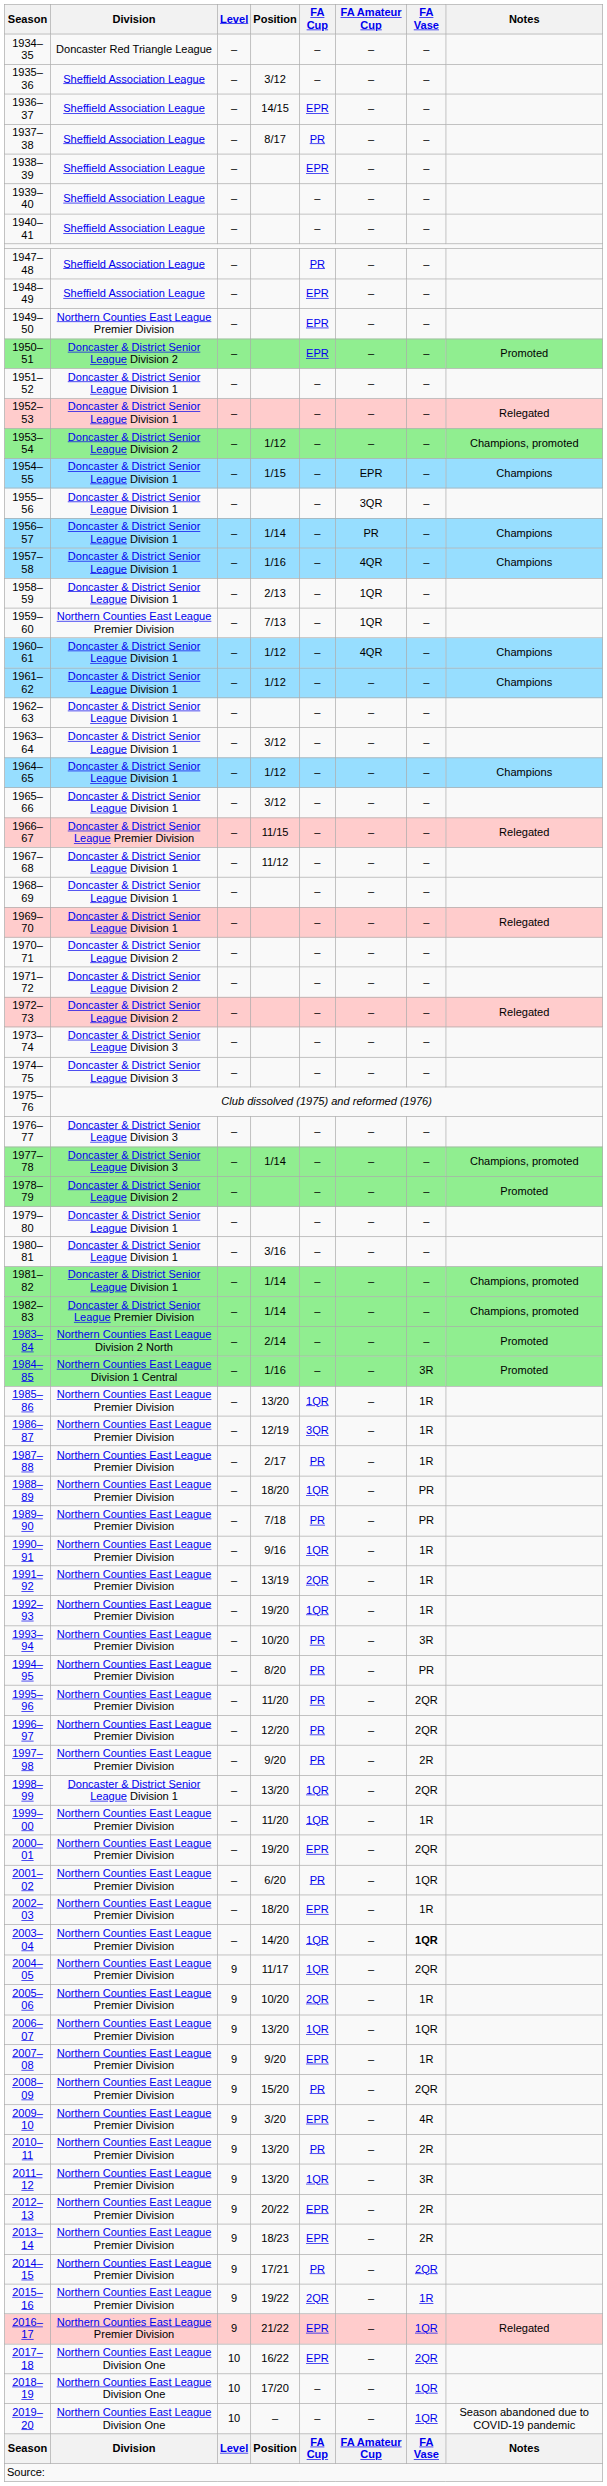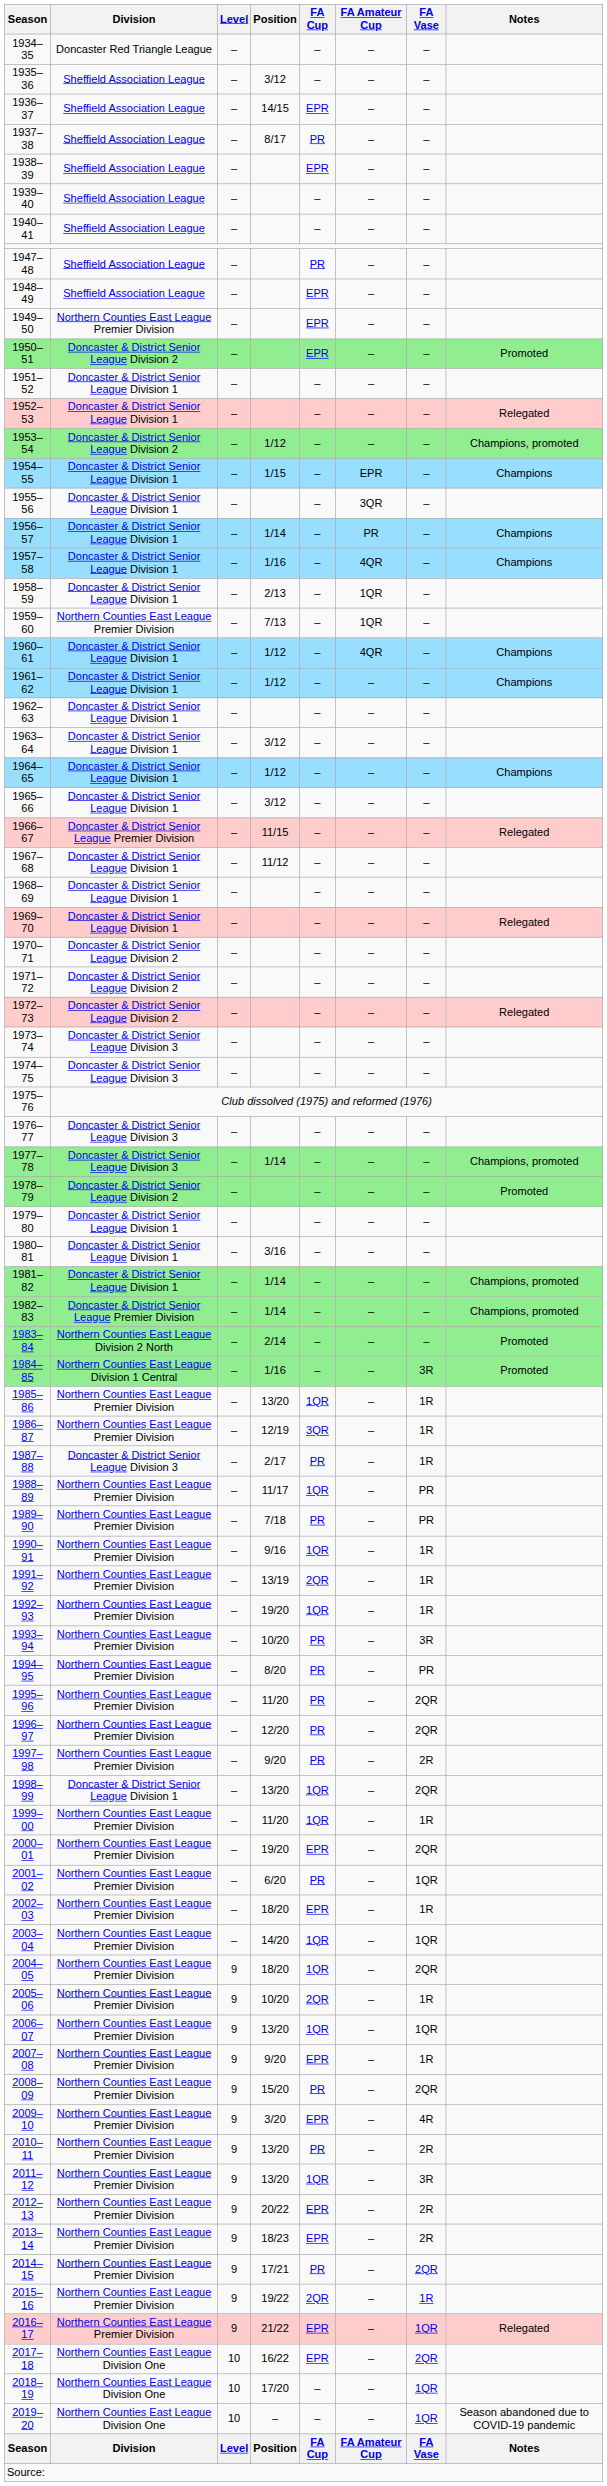(134, 1461) Northern Counties East League Premier Division -> (134, 1461) Doncaster & District Senior League Division 3
(275, 1491) 18/20 -> (275, 1491) 11/17
(426, 1939) bold -> (426, 1939) normal
(275, 1969) 11/17 -> (275, 1969) 18/20
